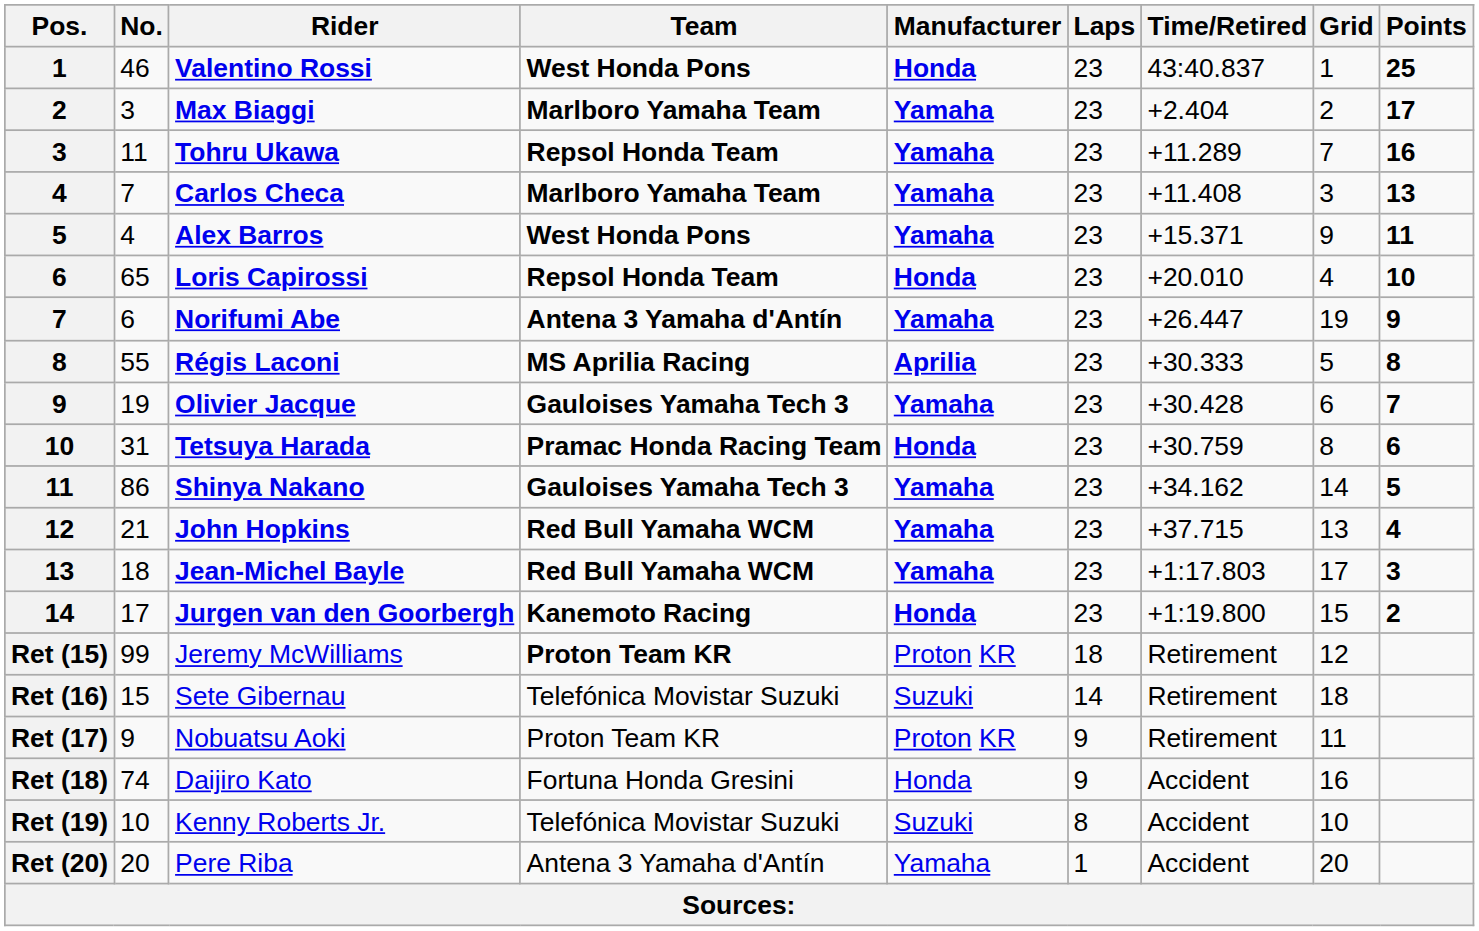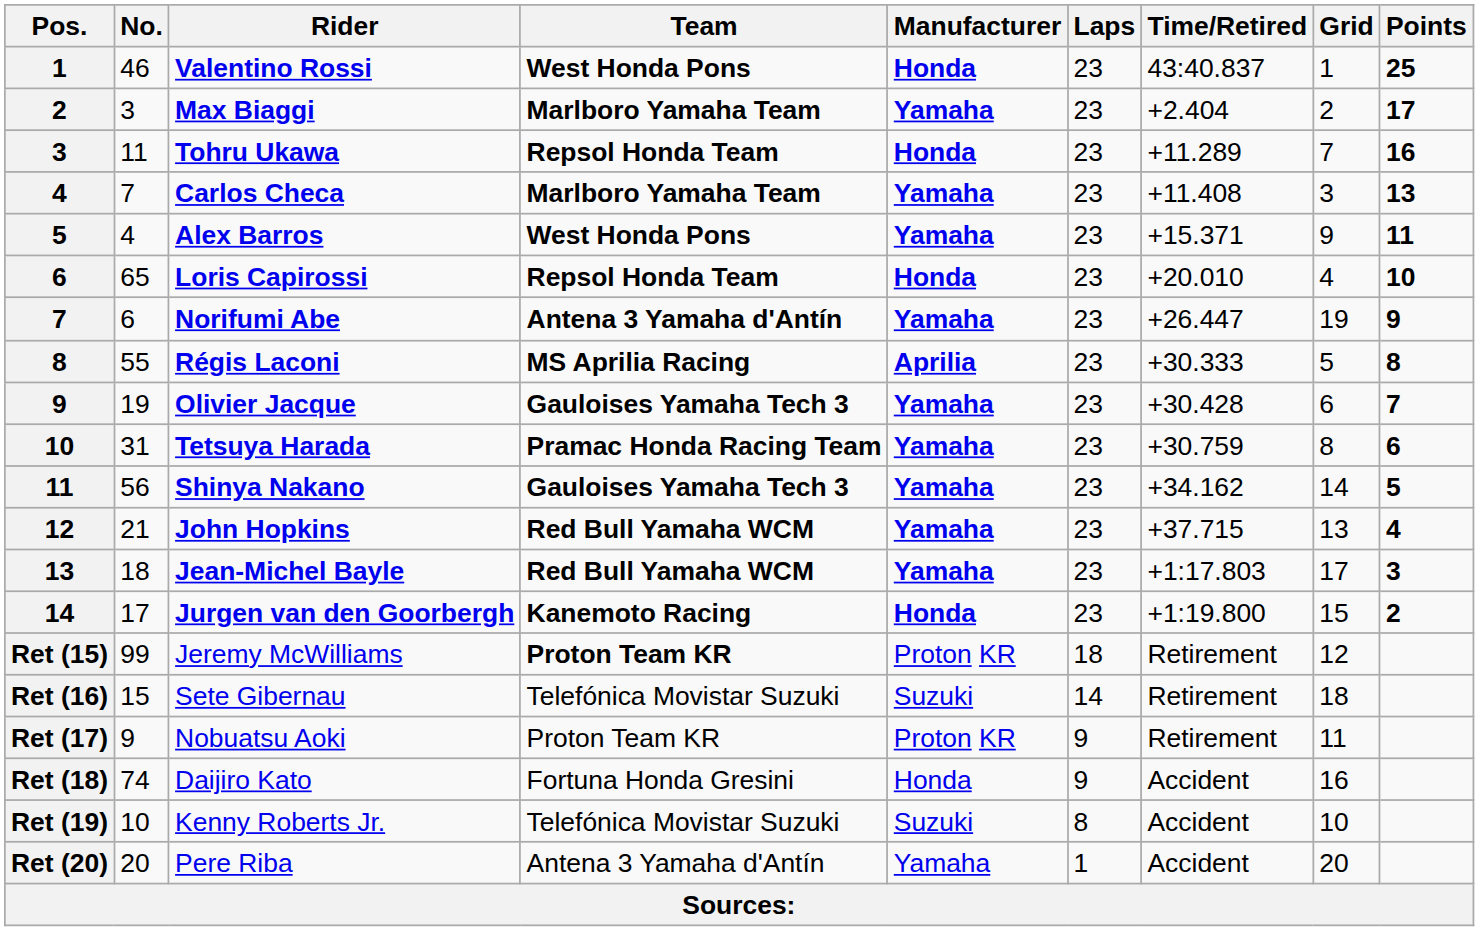(944, 152) Yamaha -> (935, 152) Honda
(935, 445) Honda -> (944, 445) Yamaha
(135, 487) 86 -> (135, 487) 56
